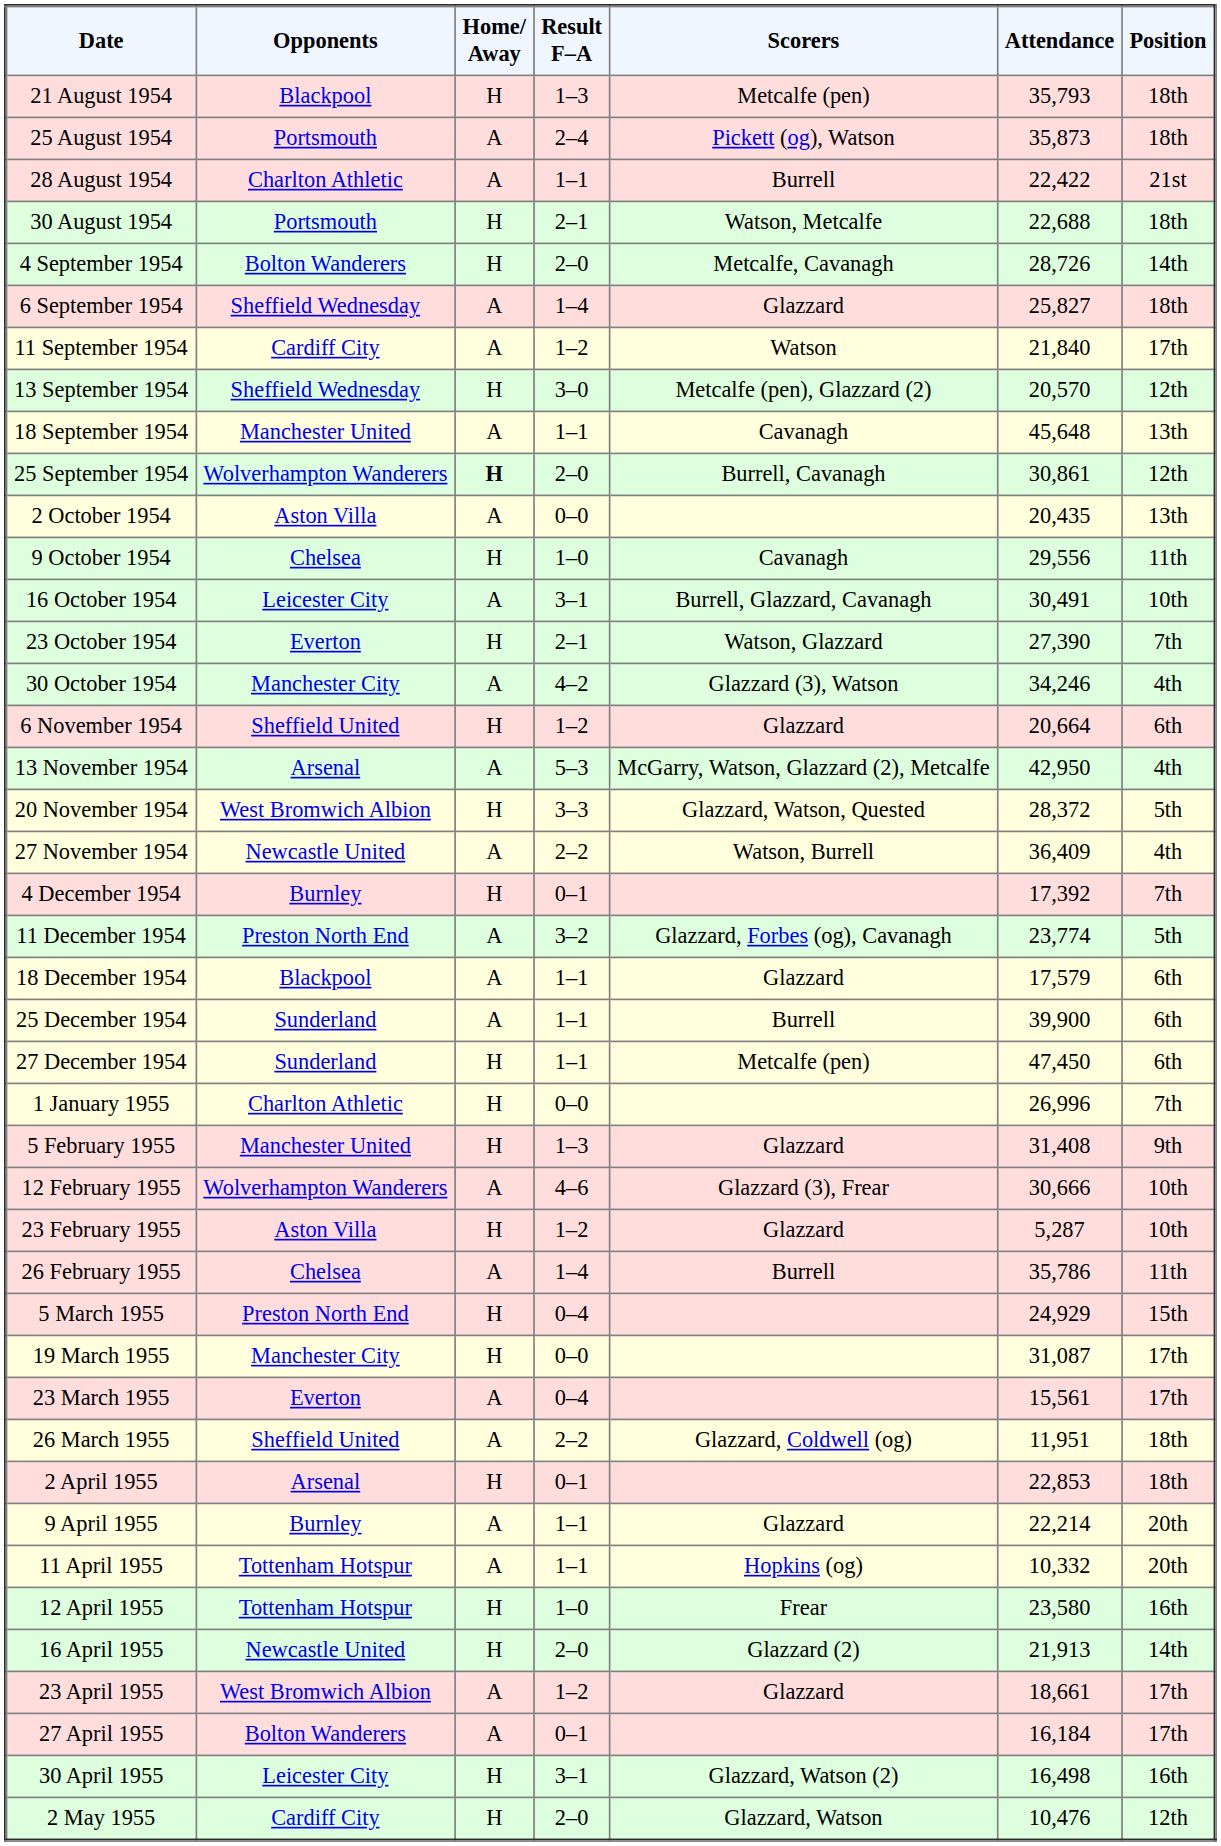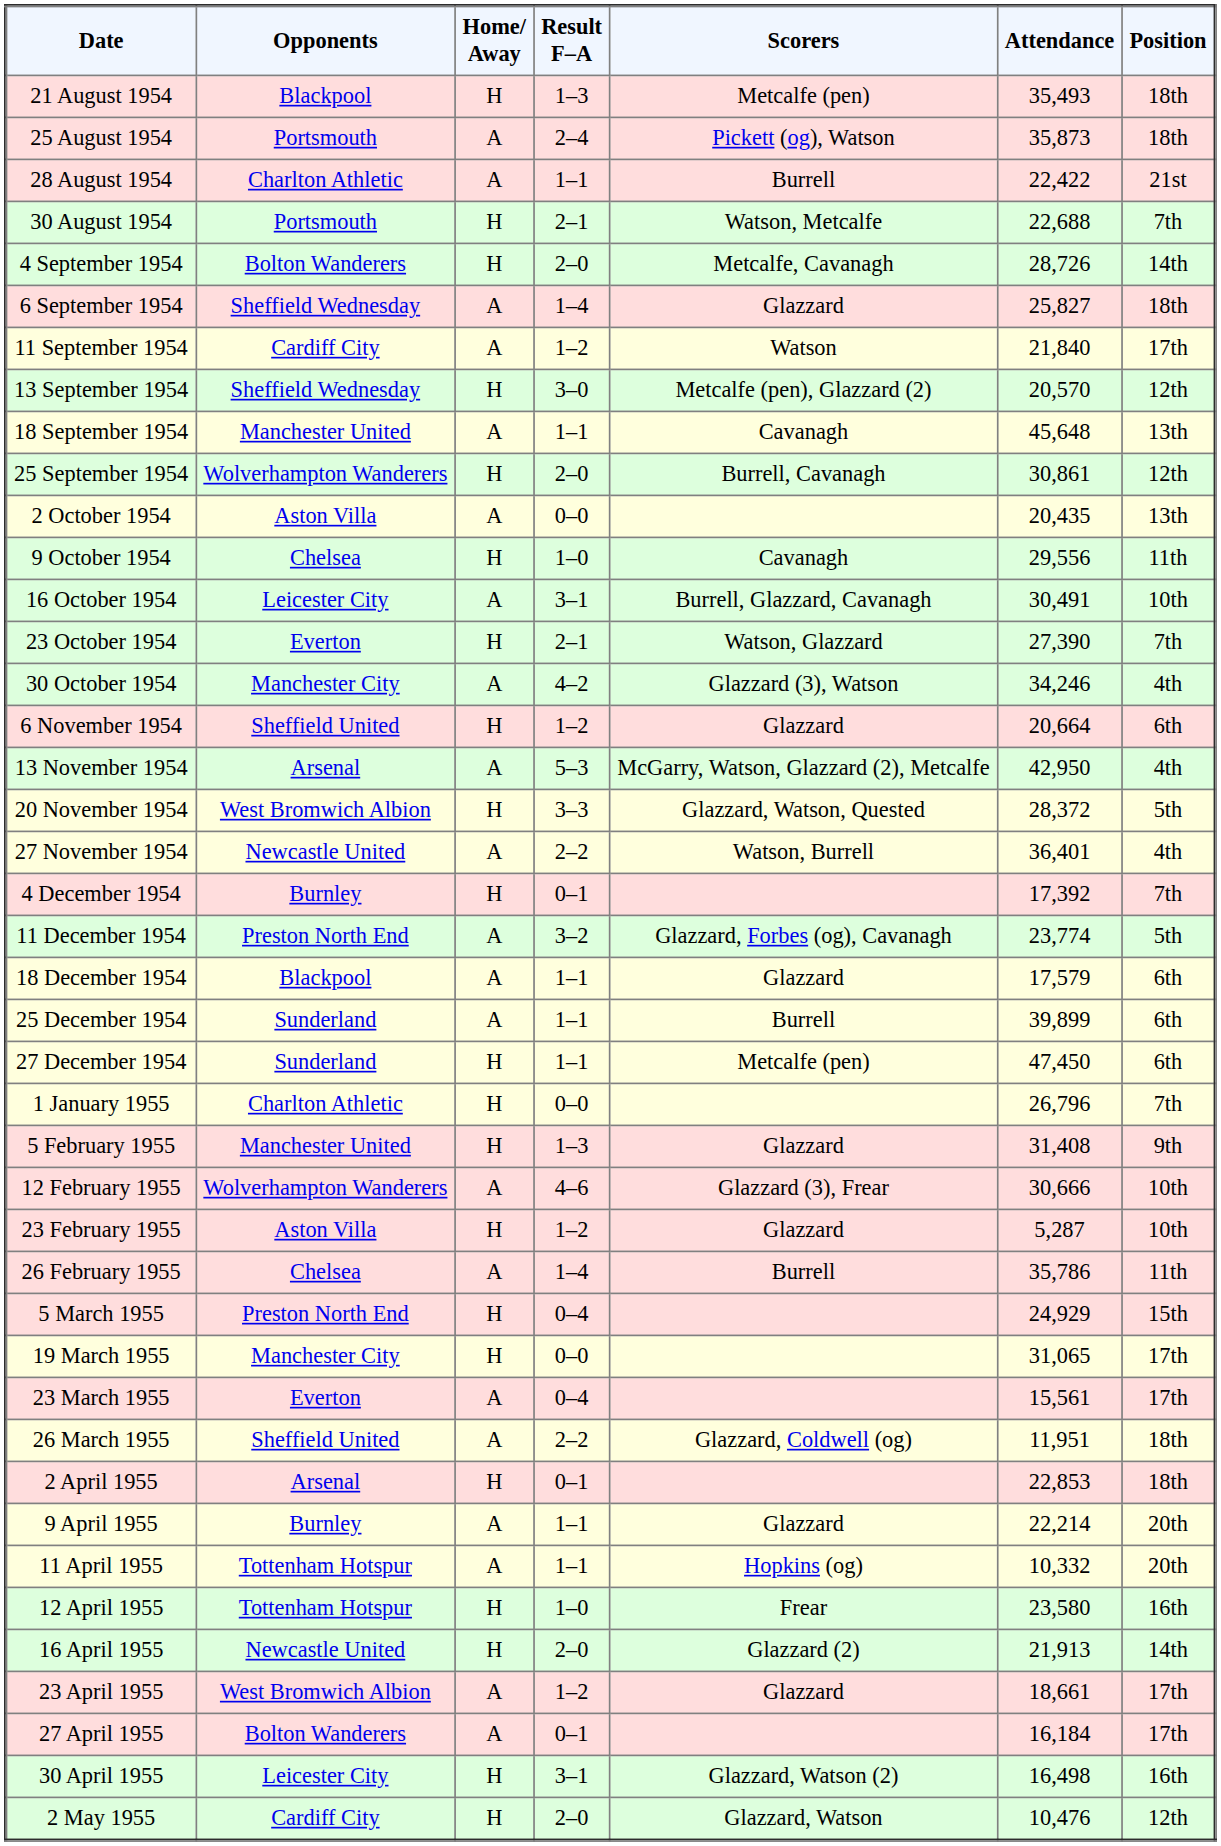(1060, 96) 35,793 -> (1060, 96) 35,493
(1168, 222) 18th -> (1168, 222) 7th
(494, 474) bold -> (494, 474) normal
(1060, 852) 36,409 -> (1060, 852) 36,401
(1060, 1020) 39,900 -> (1060, 1020) 39,899
(1060, 1104) 26,996 -> (1060, 1104) 26,796
(1060, 1356) 31,087 -> (1060, 1356) 31,065
